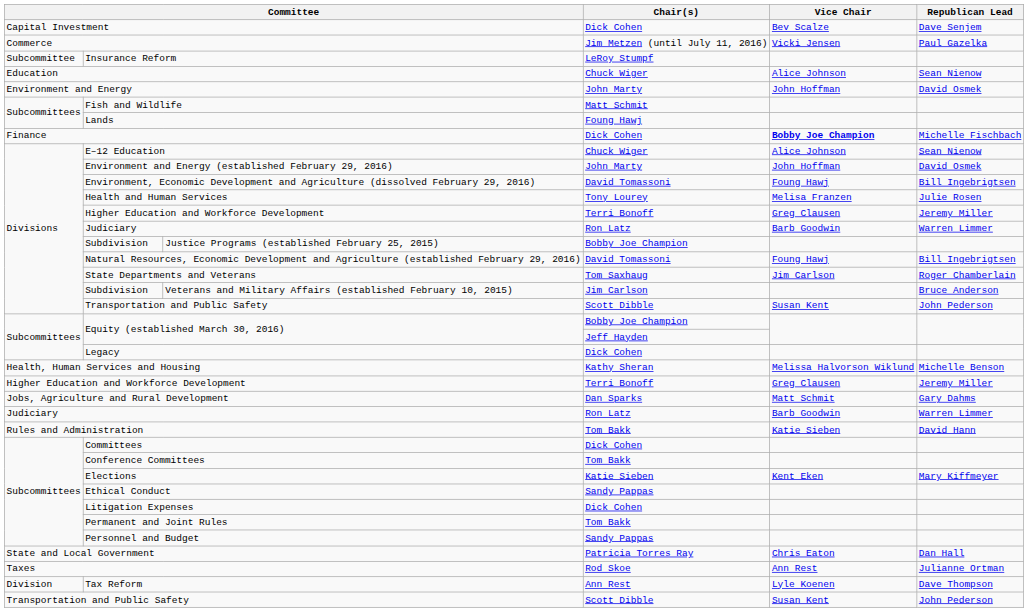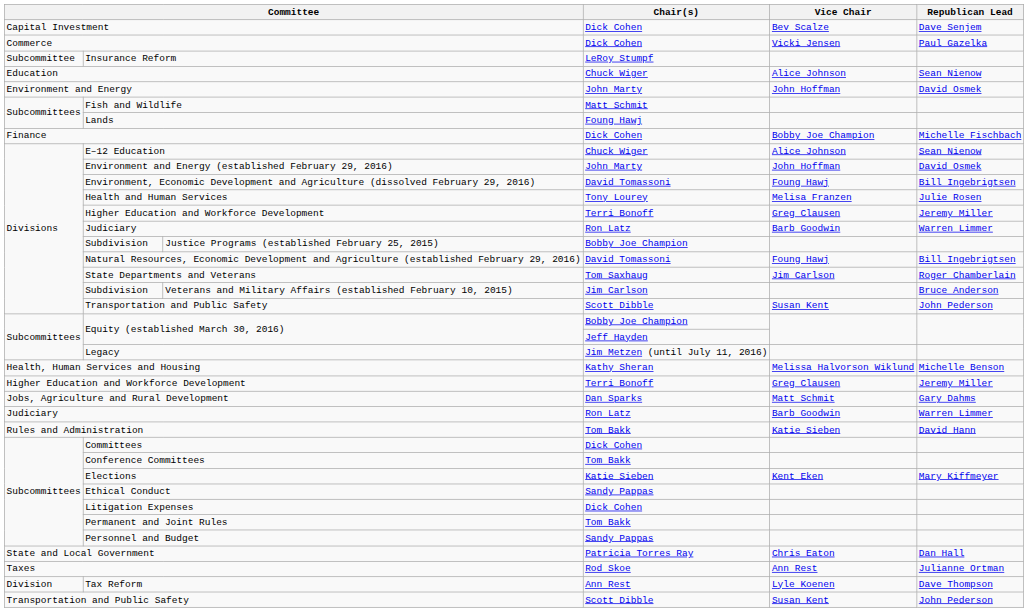(676, 43) Jim Metzen (until July 11, 2016) -> (614, 43) Dick Cohen
(823, 136) bold -> (823, 136) normal
(614, 352) Dick Cohen -> (676, 352) Jim Metzen (until July 11, 2016)
